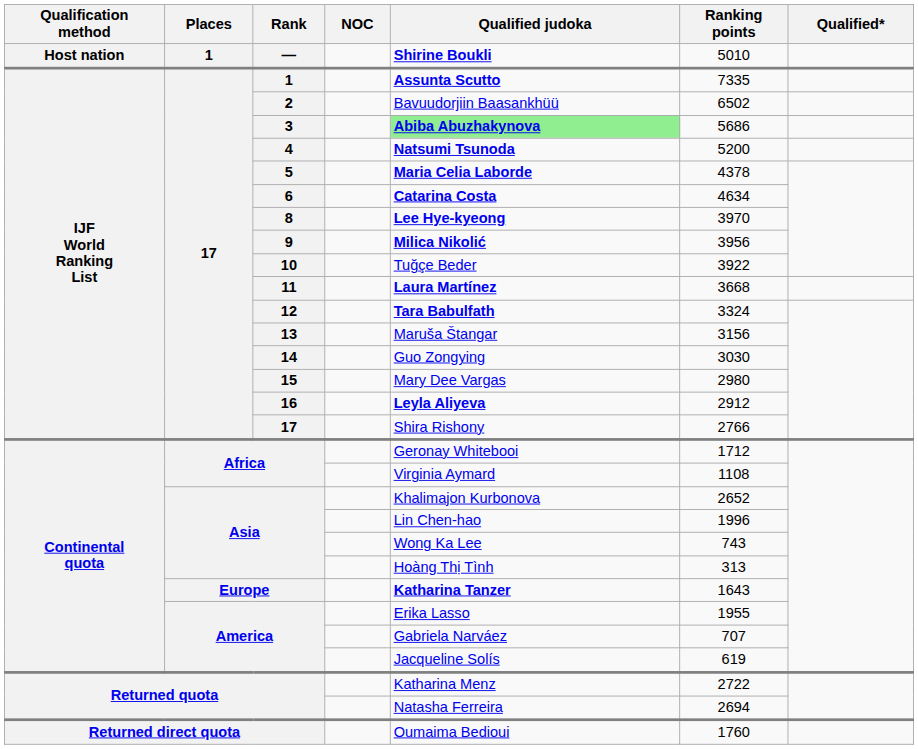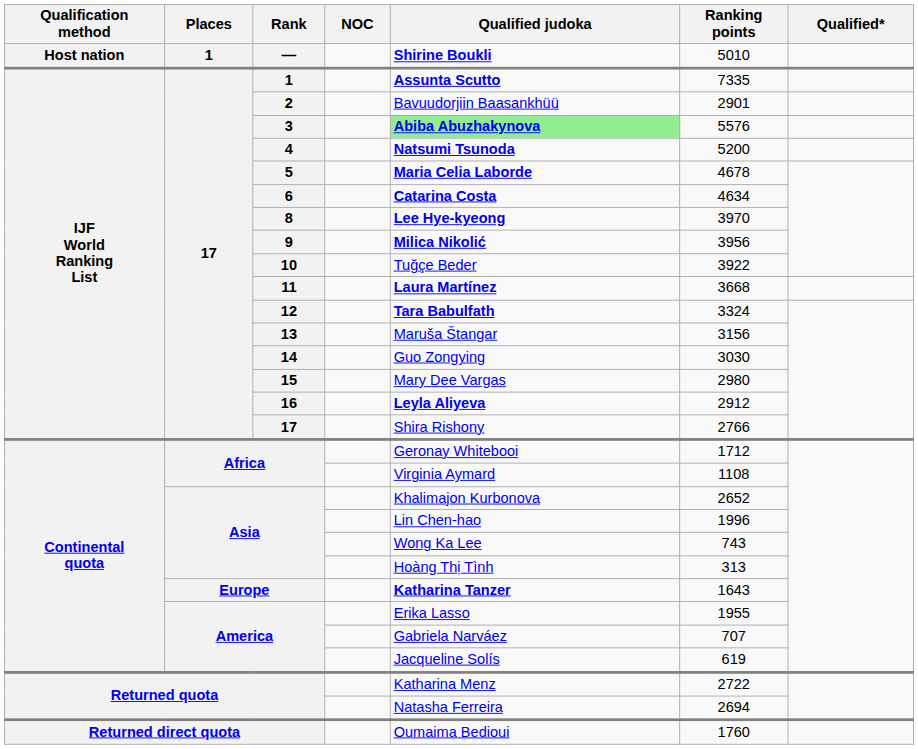(734, 103) 6502 -> (734, 103) 2901
(734, 126) 5686 -> (734, 126) 5576
(734, 172) 4378 -> (734, 172) 4678
